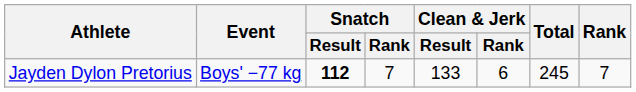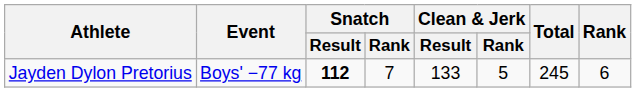(503, 73) 6 -> (503, 73) 5
(604, 73) 7 -> (604, 73) 6
